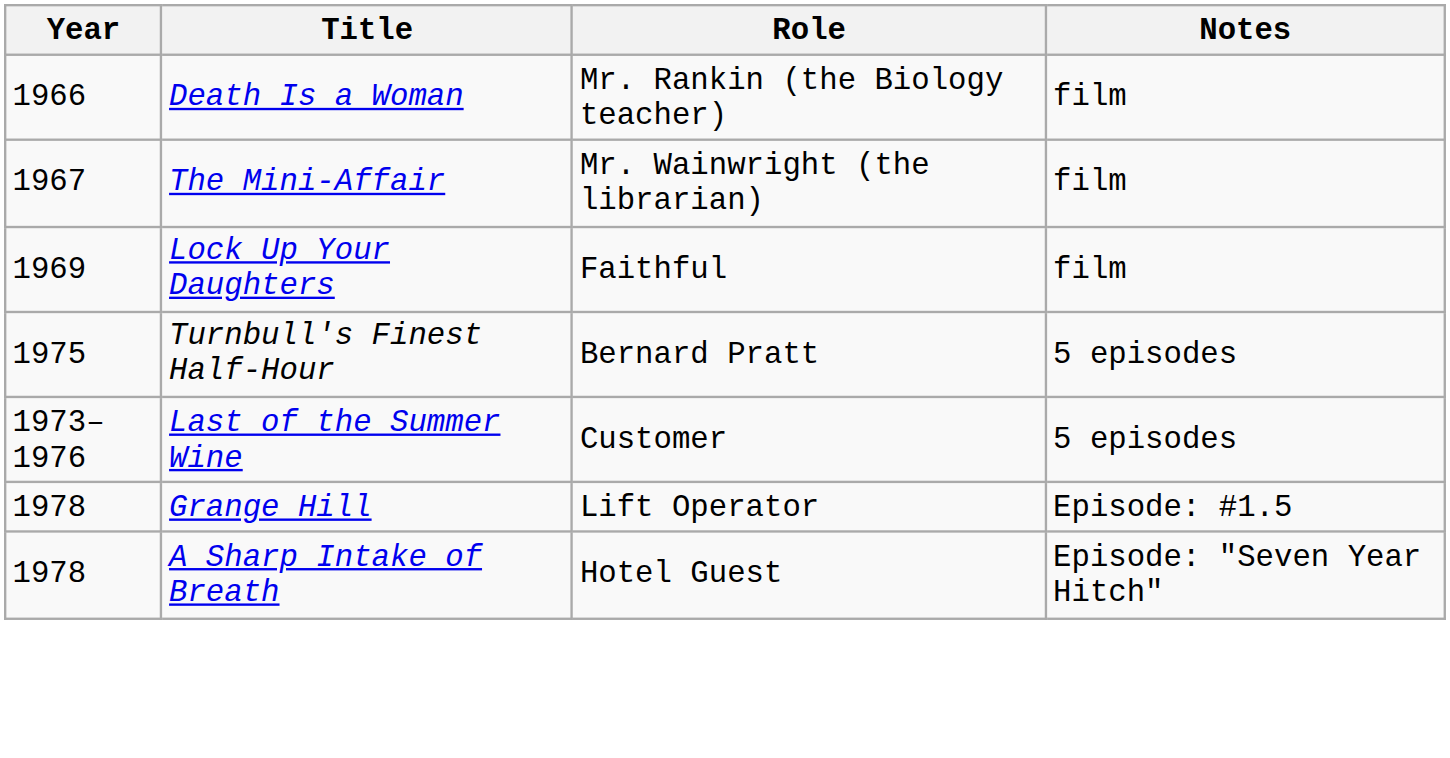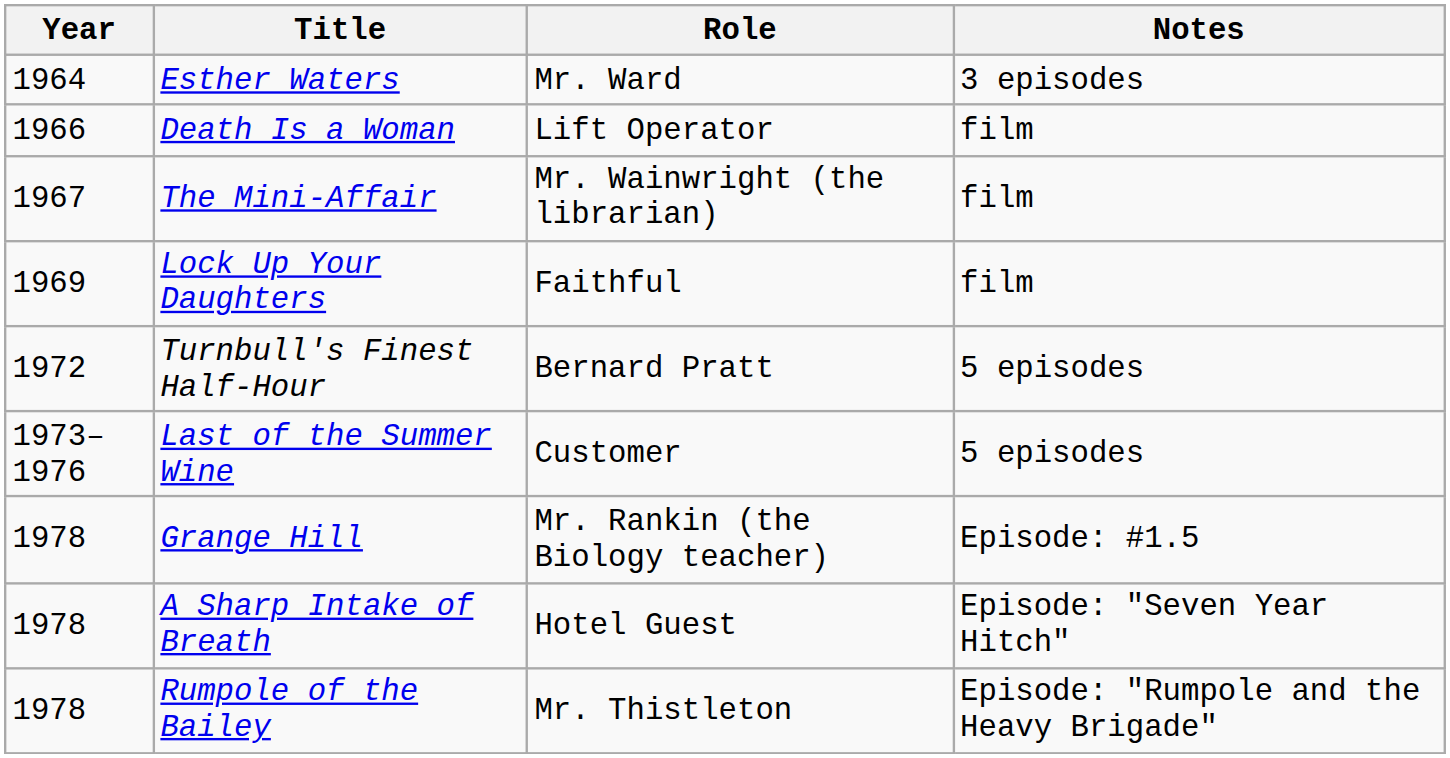+ row: (280, 80)
(792, 98) Mr. Rankin (the Biology teacher) -> (654, 130) Lift Operator
(49, 354) 1975 -> (49, 369) 1972
(700, 507) Lift Operator -> (682, 539) Mr. Rankin (the Biology teacher)
+ row: (289, 710)
